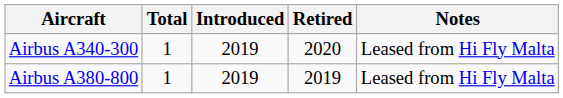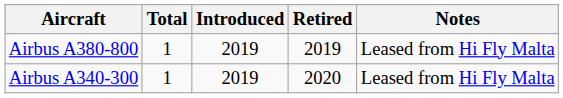rows swapped: (73, 48) <-> (73, 78)
